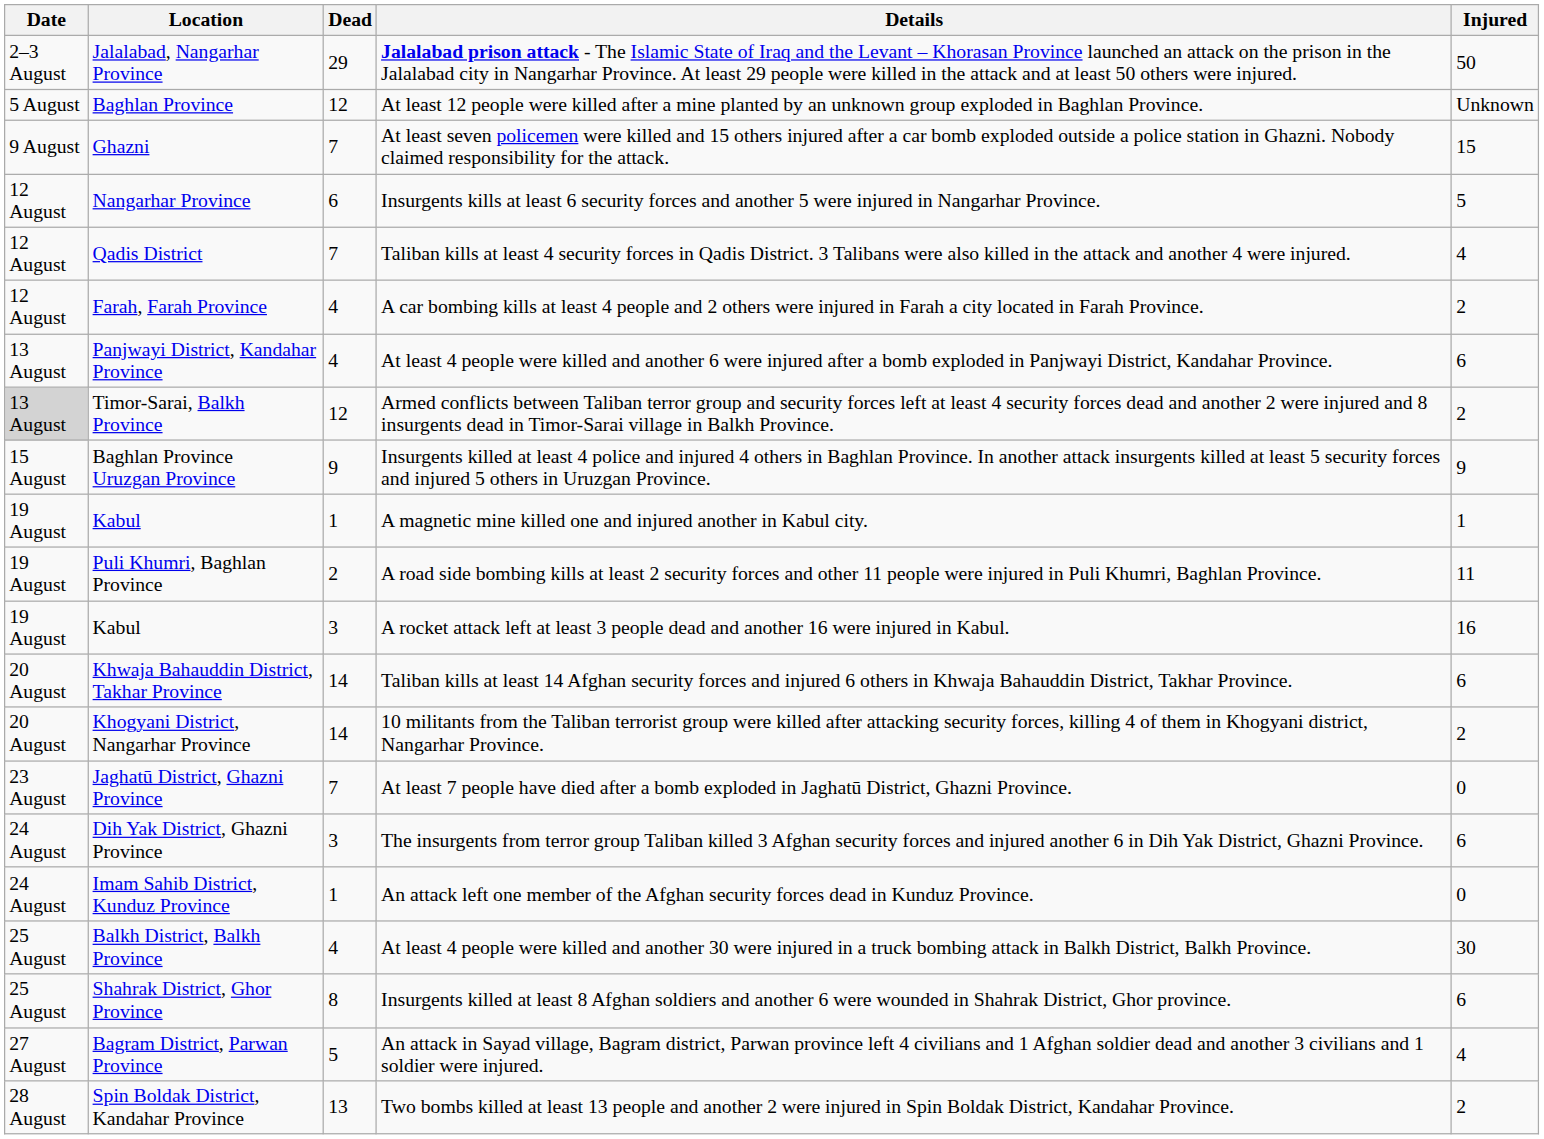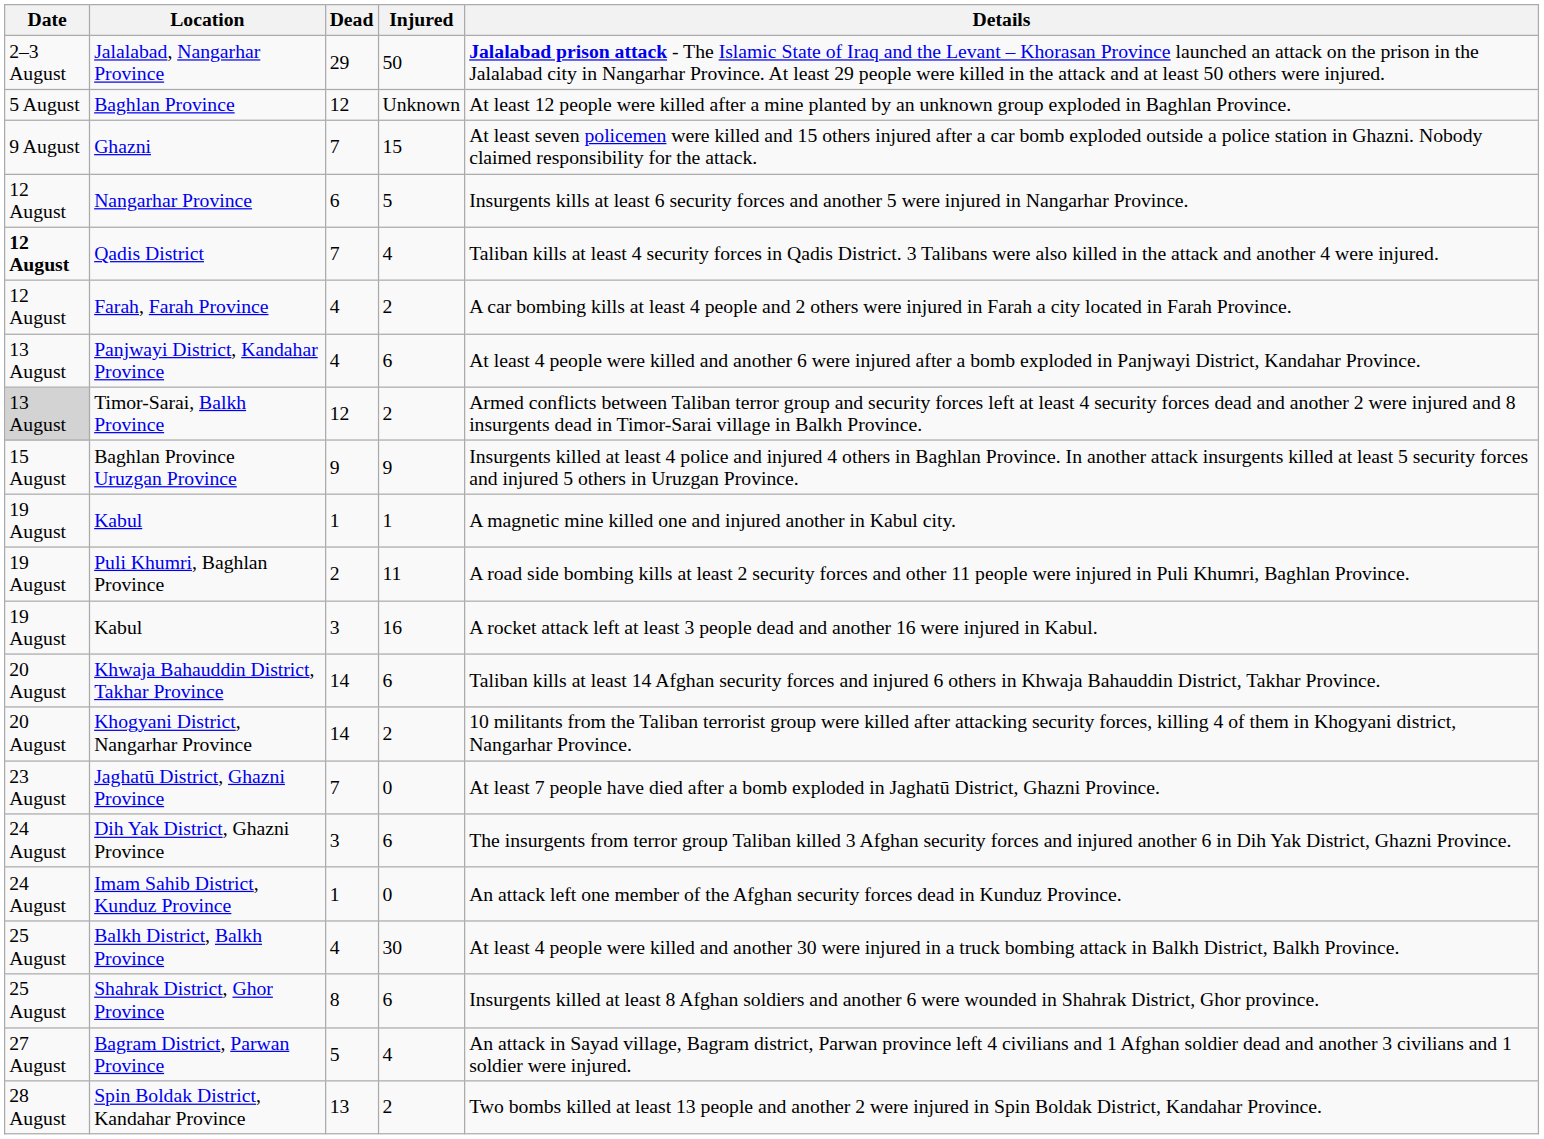columns swapped: (1495, 20) <-> (914, 20)
(38, 253) normal -> (39, 253) bold
